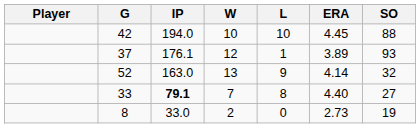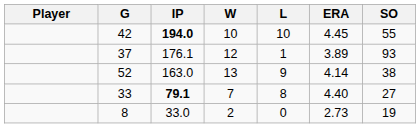(178, 34) normal -> (178, 34) bold
(389, 34) 88 -> (389, 34) 55
(389, 73) 32 -> (389, 73) 38
